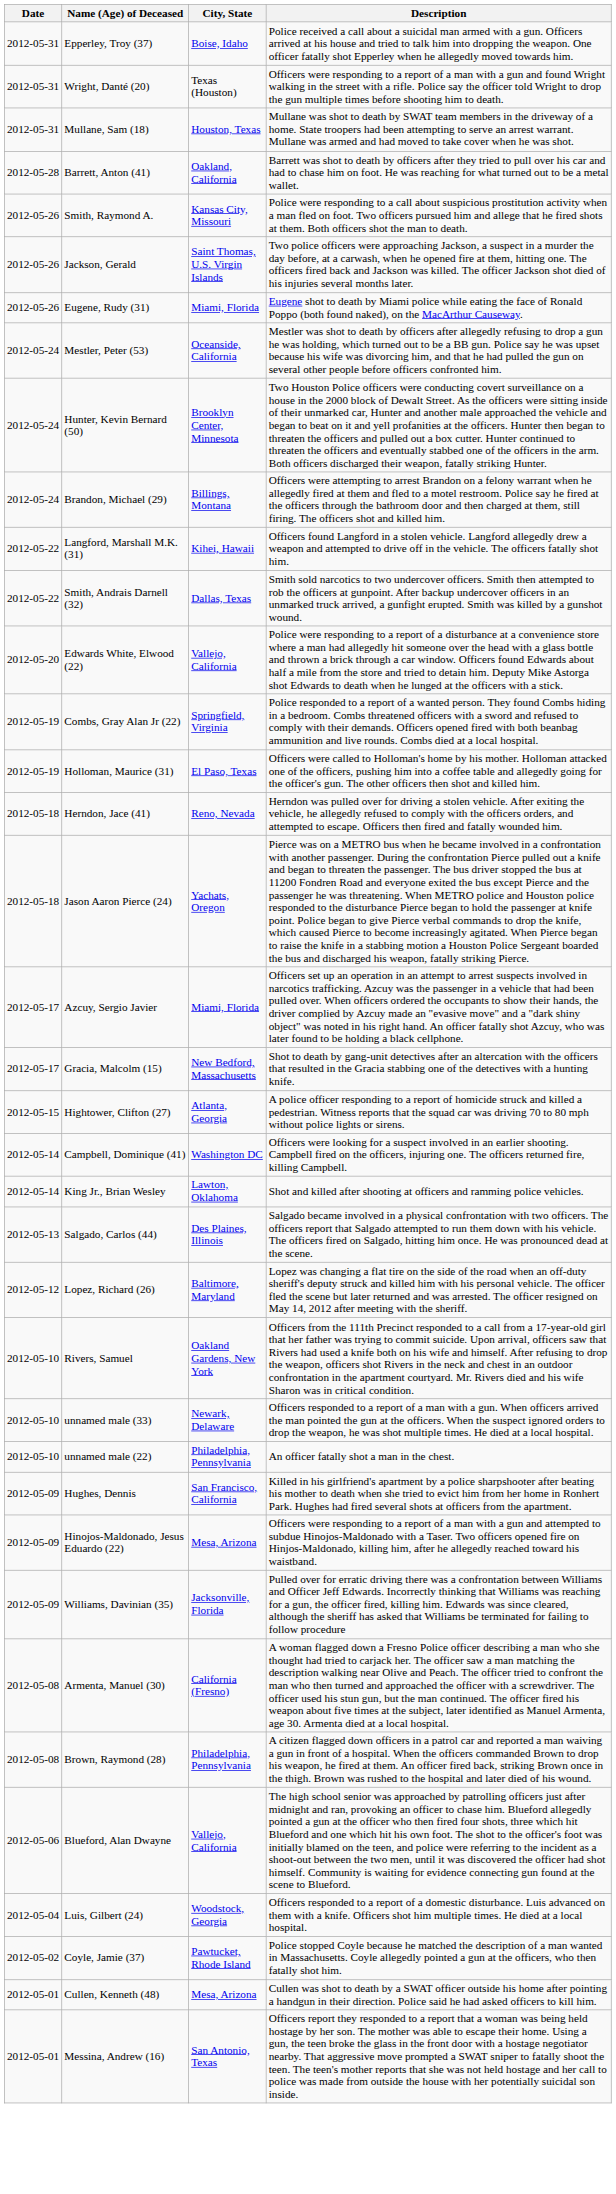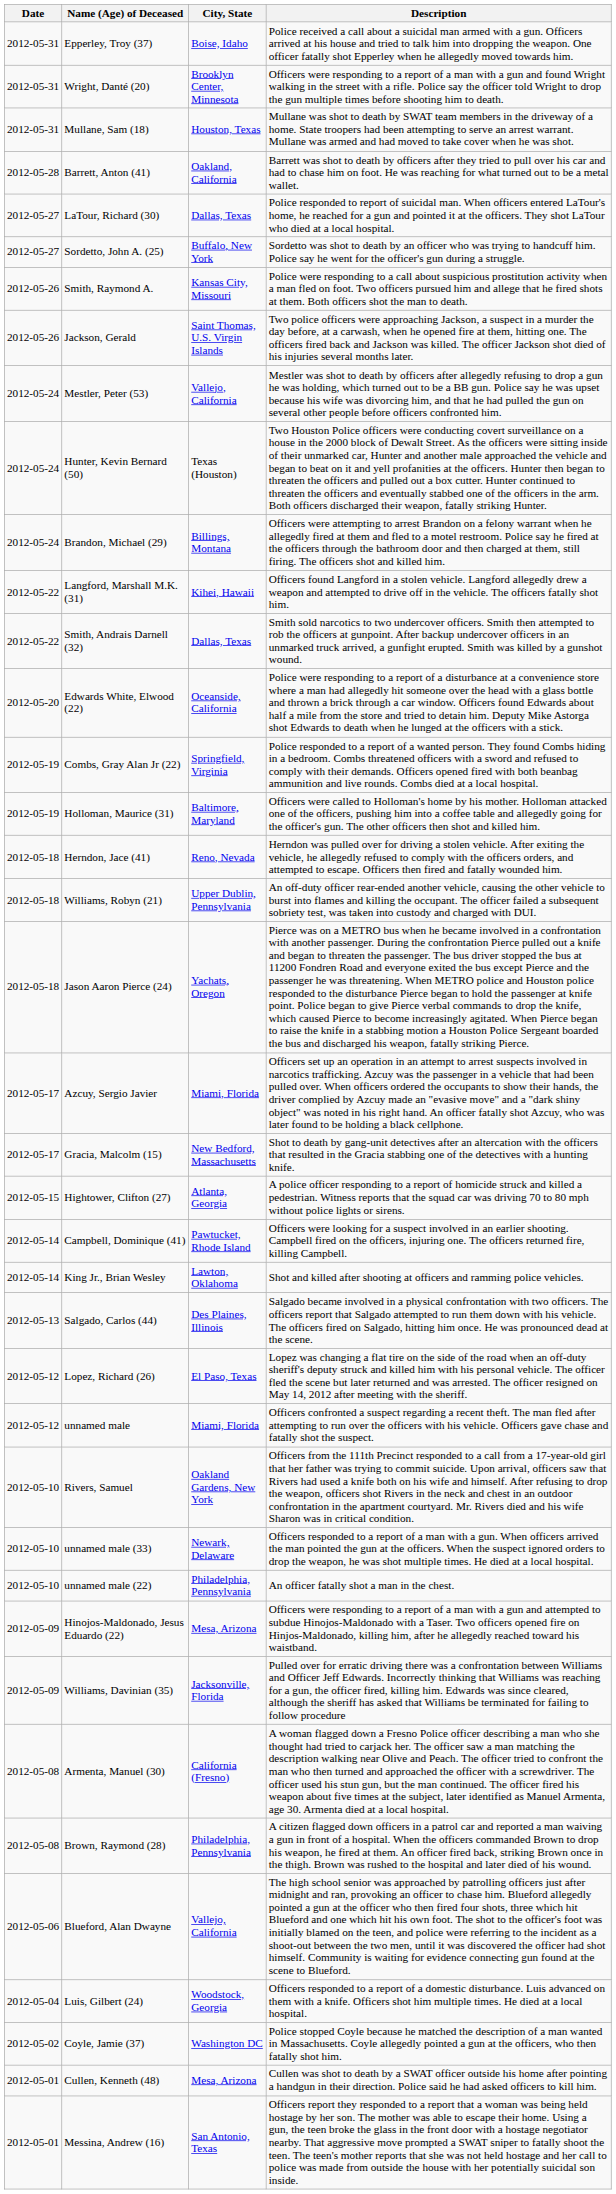(214, 86) Texas (Houston) -> (215, 86) Brooklyn Center, Minnesota
+ row: (112, 215)
+ row: (114, 252)
- row: (107, 307)
(216, 350) Oceanside, California -> (214, 393) Vallejo, California
(215, 425) Brooklyn Center, Minnesota -> (214, 468) Texas (Houston)
(214, 660) Vallejo, California -> (216, 703) Oceanside, California
(224, 771) El Paso, Texas -> (215, 814) Baltimore, Maryland
+ row: (113, 900)
(227, 1154) Washington DC -> (221, 1240) Pawtucket, Rhode Island
(215, 1290) Baltimore, Maryland -> (224, 1376) El Paso, Texas
+ row: (97, 1425)
- row: (100, 1493)
(221, 1958) Pawtucket, Rhode Island -> (227, 2043) Washington DC
